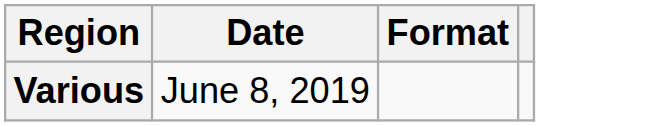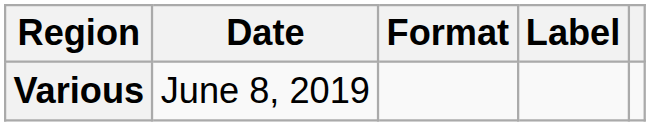+ column: (573, 33)
